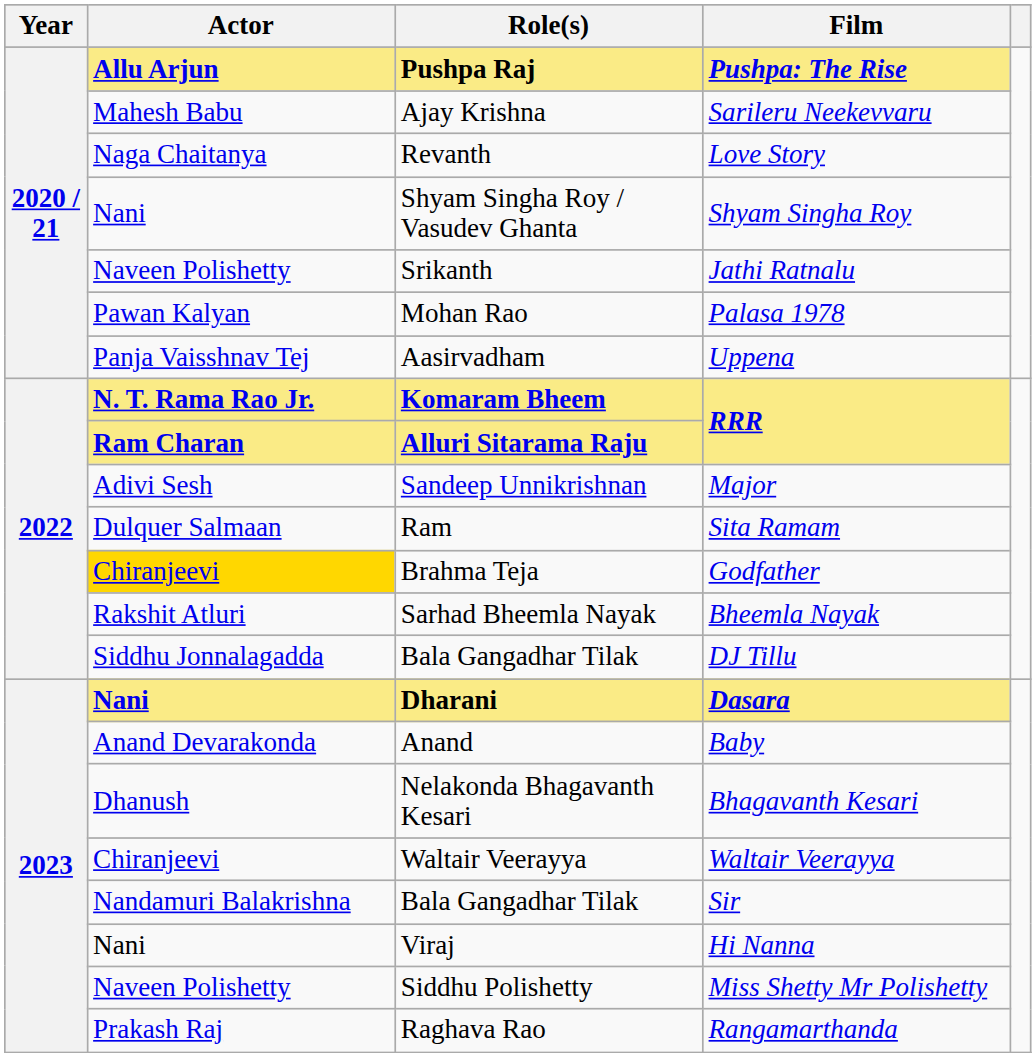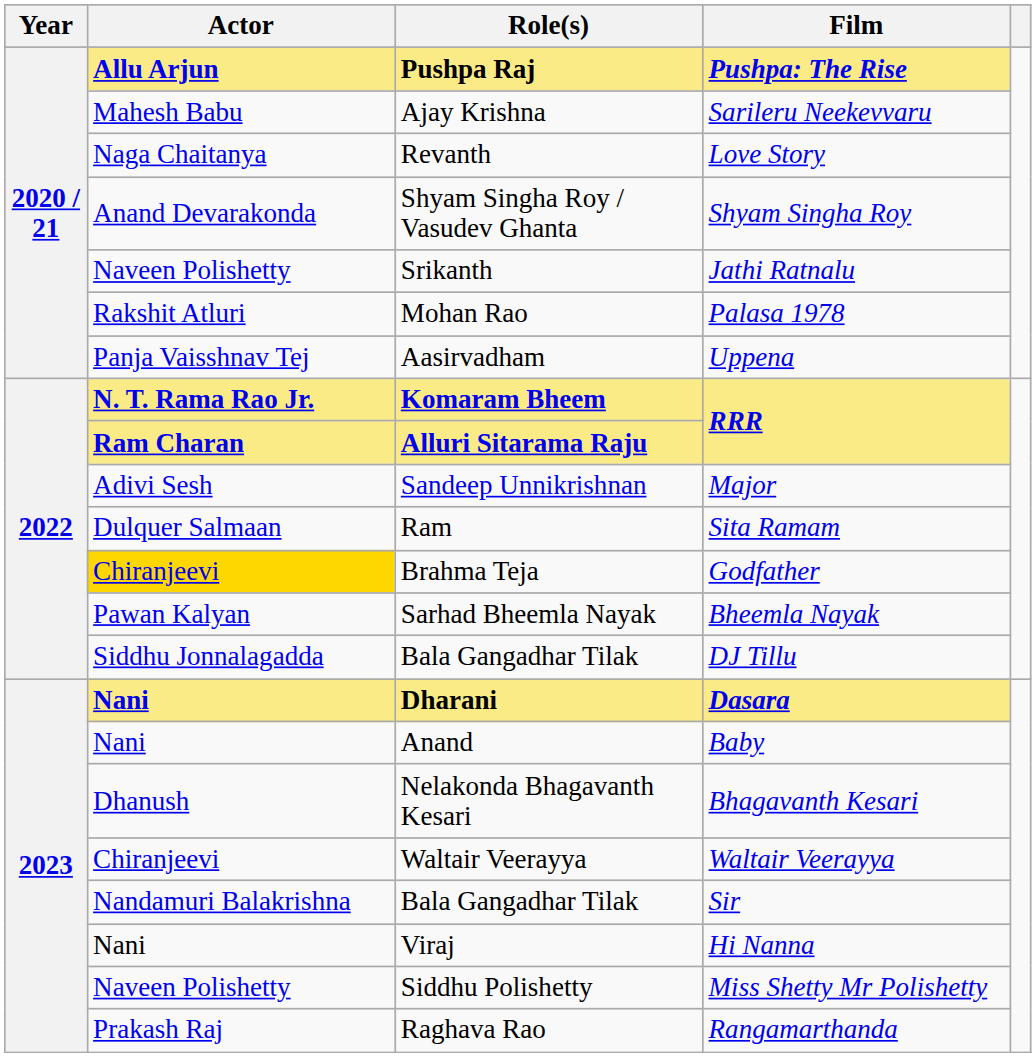(119, 212) Nani -> (205, 212) Anand Devarakonda
(172, 313) Pawan Kalyan -> (169, 313) Rakshit Atluri
(169, 613) Rakshit Atluri -> (172, 613) Pawan Kalyan
(205, 742) Anand Devarakonda -> (119, 742) Nani
